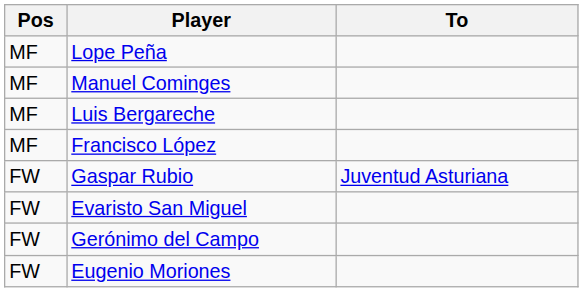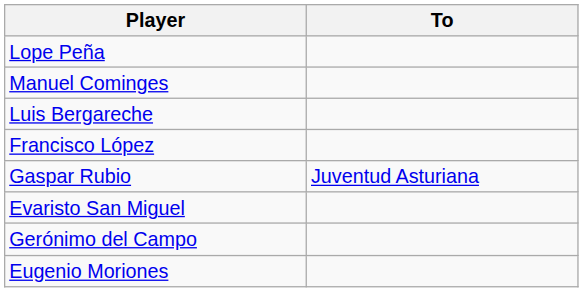- column: (36, 20)
